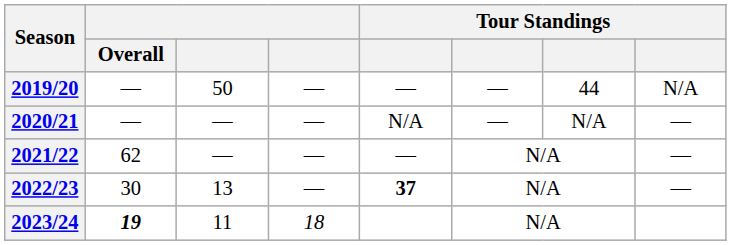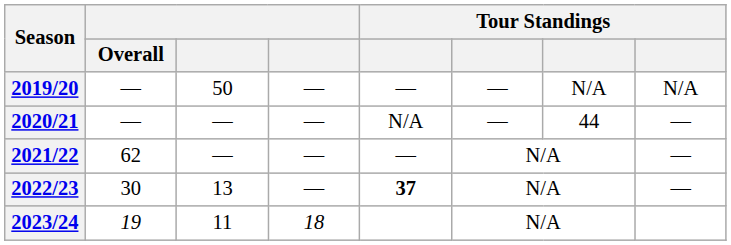(589, 88) 44 -> (589, 88) N/A
(589, 121) N/A -> (589, 121) 44
(131, 222) bold -> (131, 222) normal
